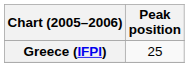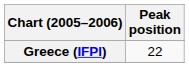(155, 51) 25 -> (155, 51) 22
